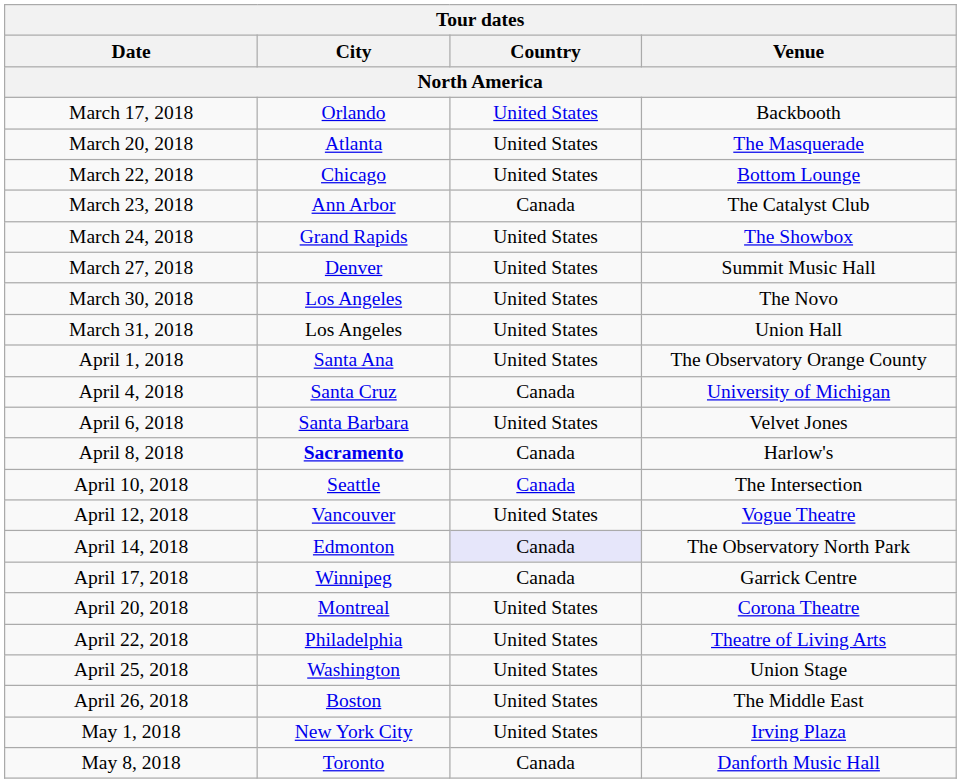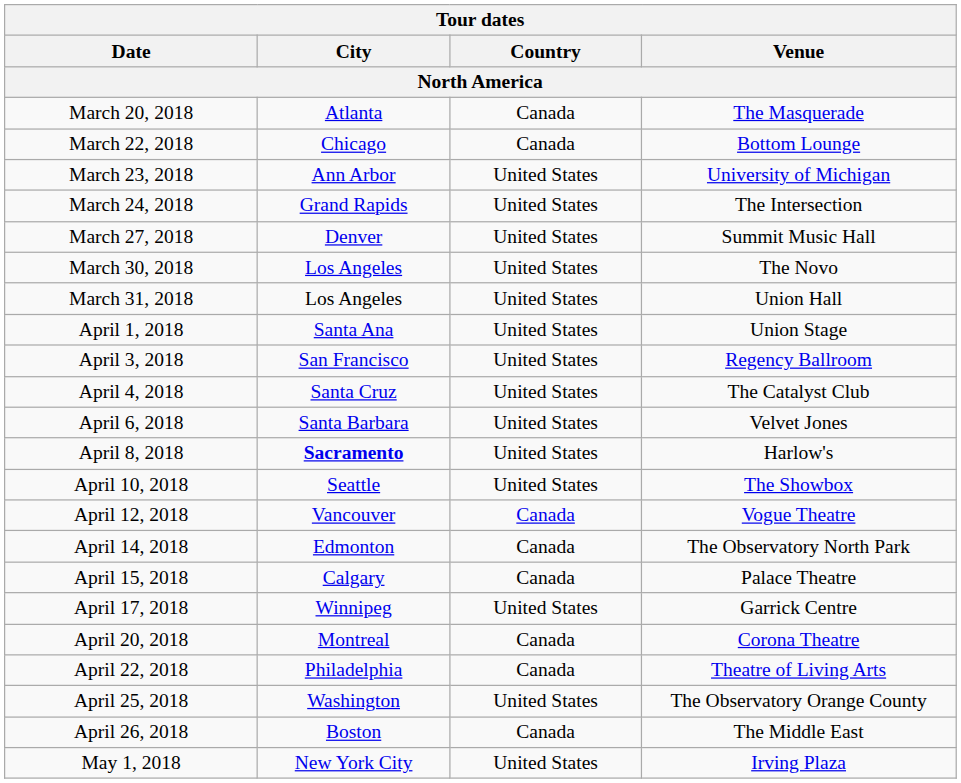- row: (131, 112)
(546, 143) United States -> (546, 112) Canada
(546, 174) United States -> (546, 143) Canada
(546, 205) Canada -> (546, 174) United States
(799, 205) The Catalyst Club -> (799, 174) University of Michigan
(799, 236) The Showbox -> (799, 205) The Intersection
(799, 360) The Observatory Orange County -> (799, 329) Union Stage
+ row: (131, 360)
(546, 391) Canada -> (546, 391) United States
(799, 391) University of Michigan -> (799, 391) The Catalyst Club
(546, 453) Canada -> (546, 453) United States
(546, 484) Canada -> (546, 484) United States
(799, 484) The Intersection -> (799, 484) The Showbox
(546, 515) United States -> (546, 515) Canada
(546, 546) lavender background -> (546, 546) no background
+ row: (131, 577)
(546, 577) Canada -> (546, 608) United States
(546, 608) United States -> (546, 639) Canada
(546, 639) United States -> (546, 670) Canada
(799, 670) Union Stage -> (799, 701) The Observatory Orange County
(546, 701) United States -> (546, 732) Canada
- row: (131, 762)
